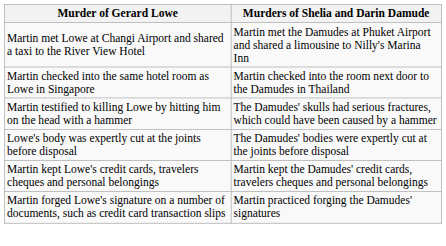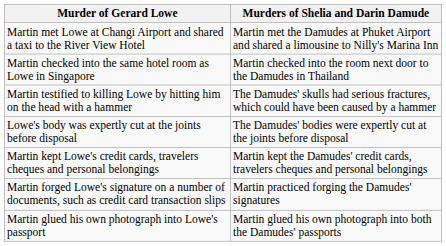+ row: (112, 225)
